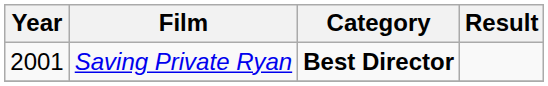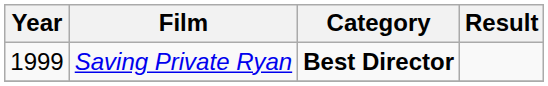(37, 61) 2001 -> (37, 61) 1999
